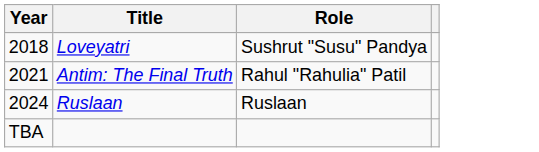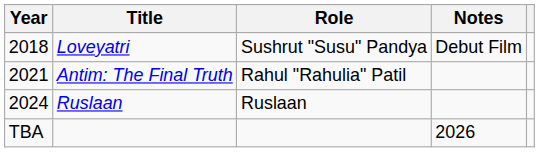+ column: (479, 18)
